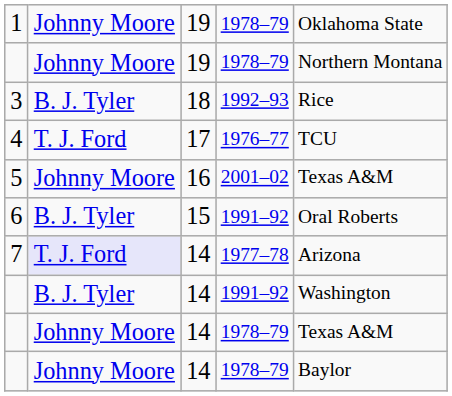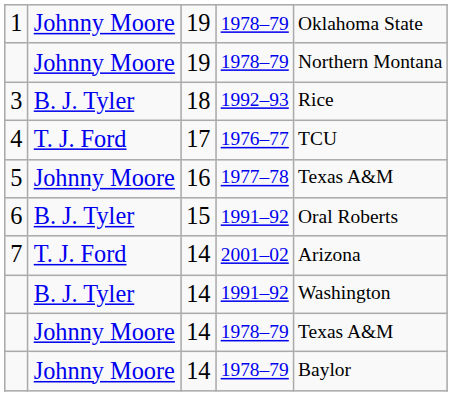(255, 178) 2001–02 -> (255, 178) 1977–78
(80, 255) lavender background -> (80, 255) no background
(255, 255) 1977–78 -> (255, 255) 2001–02
